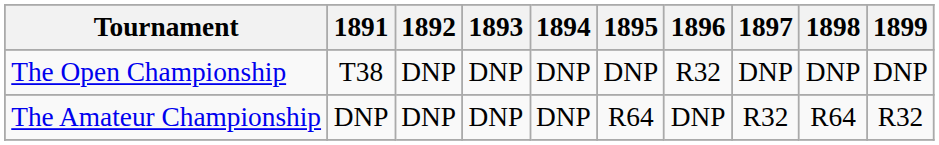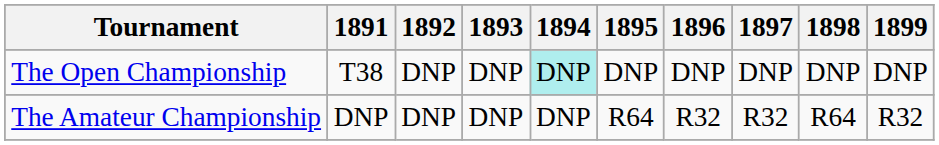(563, 72) no background -> (563, 72) paleturquoise background
(698, 72) R32 -> (698, 72) DNP
(698, 117) DNP -> (698, 117) R32
